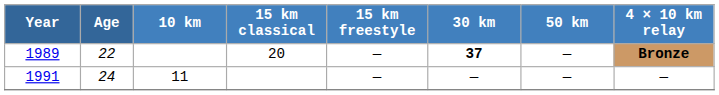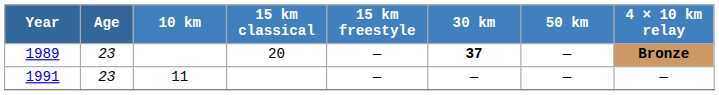(107, 55) 22 -> (107, 55) 23
(107, 78) 24 -> (107, 78) 23
